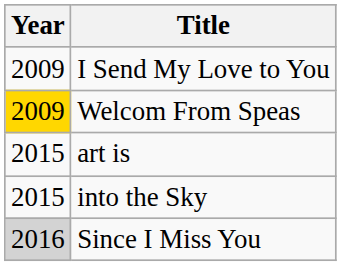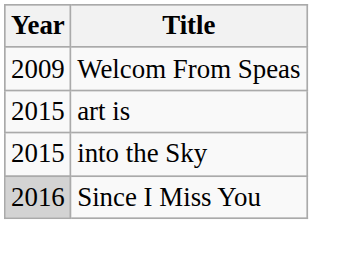- row: (203, 68)
(38, 111) gold background -> (38, 68) no background
